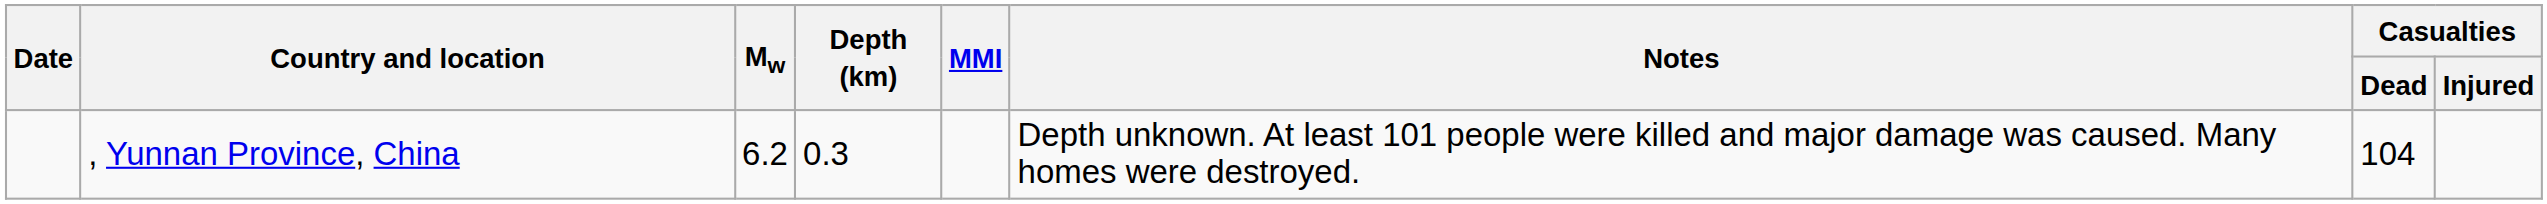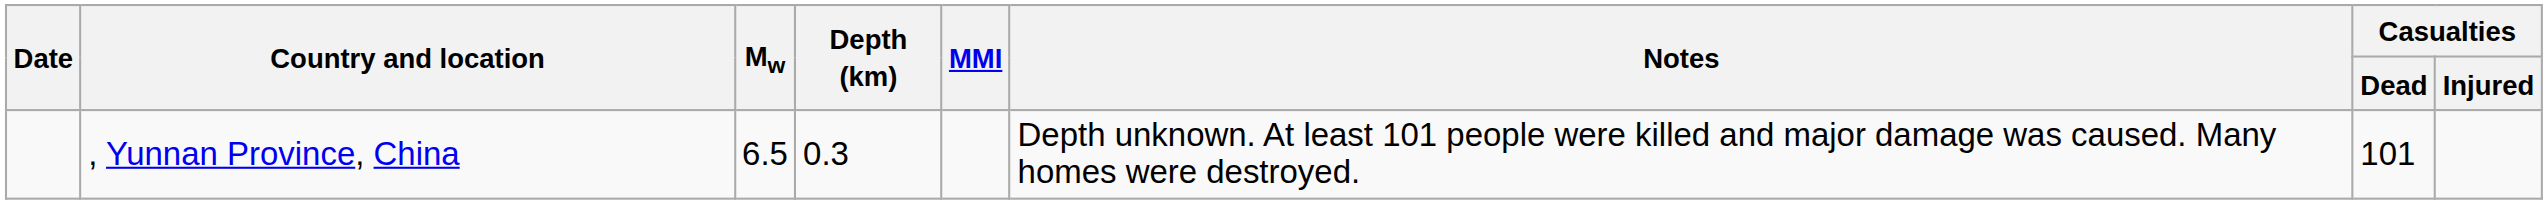(765, 153) 6.2 -> (765, 153) 6.5
(2388, 153) 104 -> (2388, 153) 101
